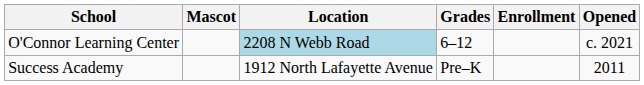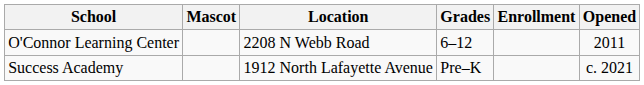(307, 42) lightblue background -> (307, 42) no background
(609, 42) c. 2021 -> (609, 42) 2011
(609, 67) 2011 -> (609, 67) c. 2021
